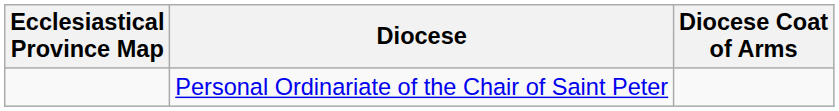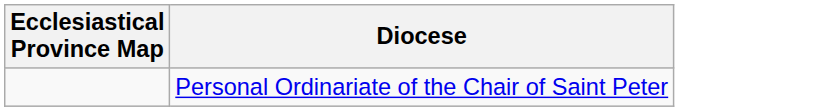- column: (754, 36)
